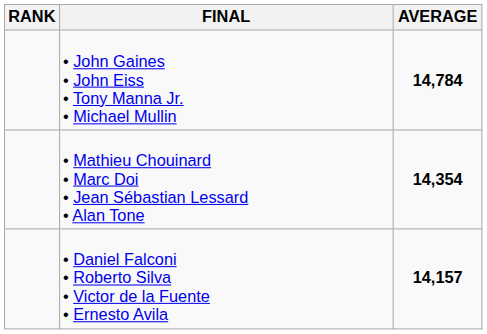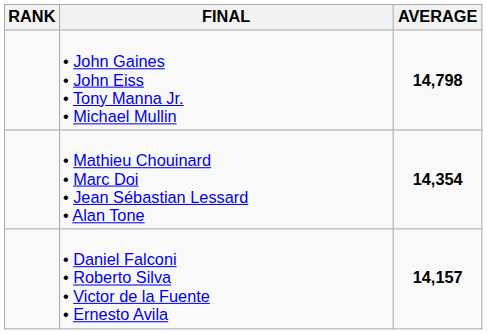(438, 80) 14,784 -> (438, 80) 14,798
